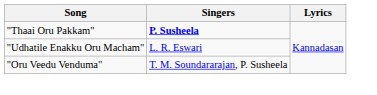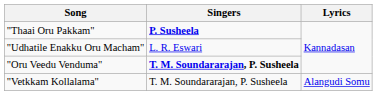(218, 65) normal -> (224, 65) bold
+ row: (53, 82)
